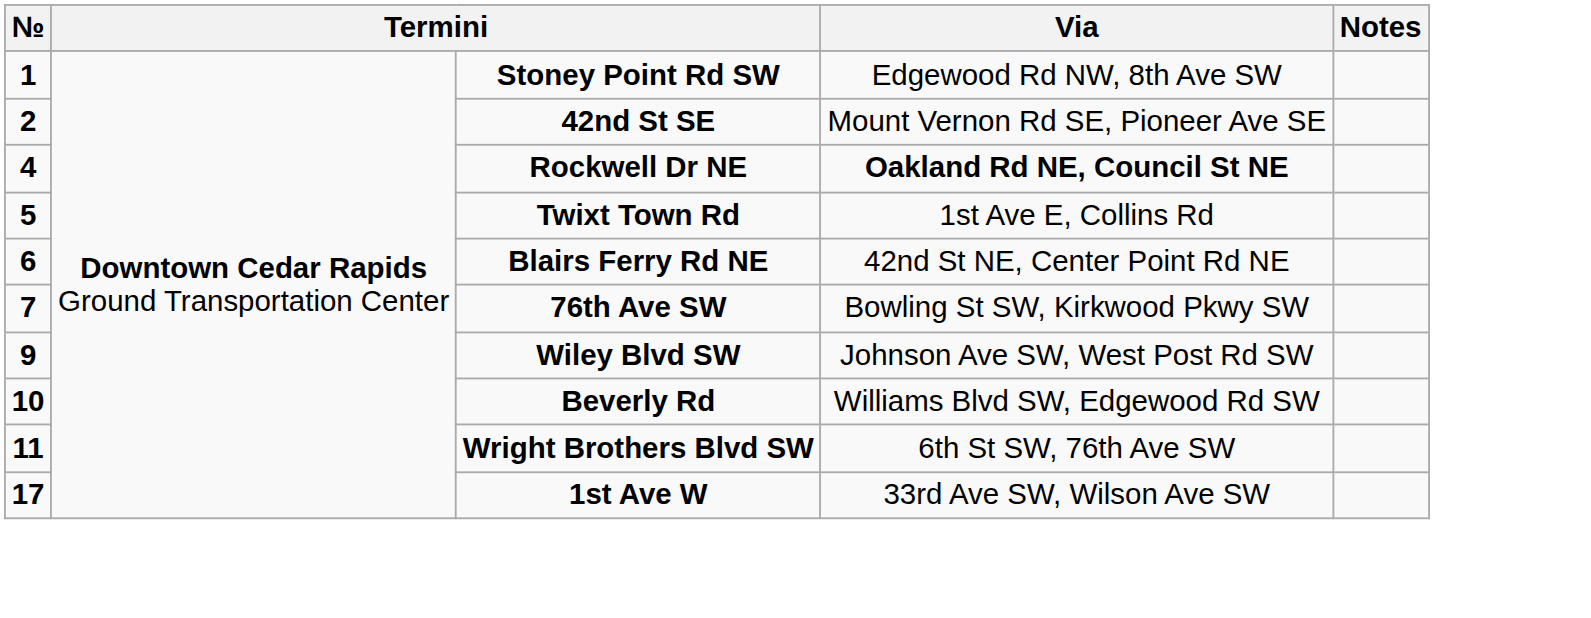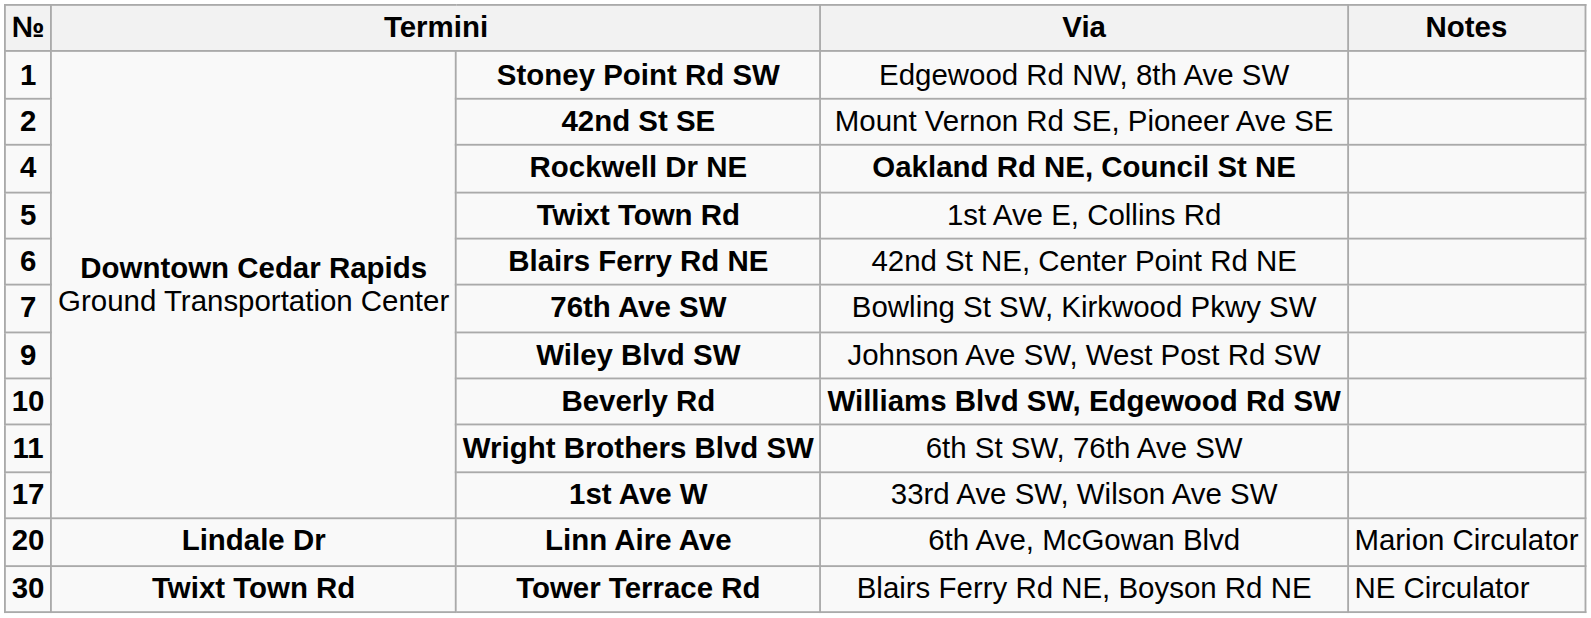(1077, 401) normal -> (1084, 401) bold
+ row: (638, 541)
+ row: (638, 588)
